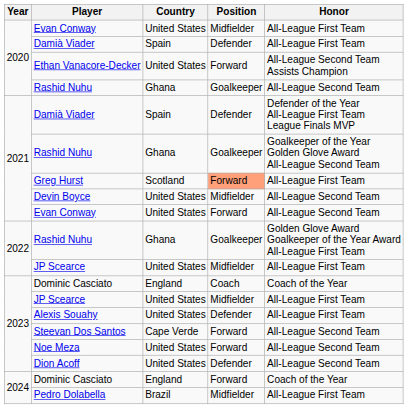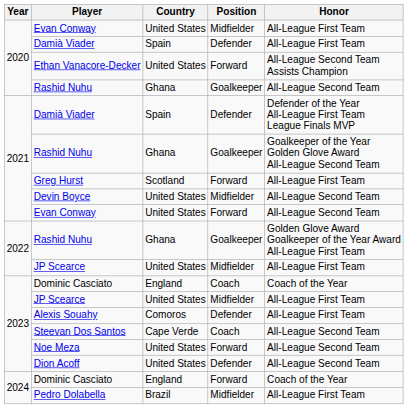(229, 181) lightsalmon background -> (229, 181) no background
(175, 315) United States -> (166, 315) Comoros
(229, 331) Forward -> (225, 331) Coach
